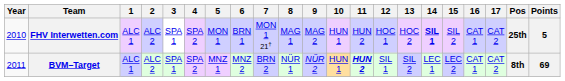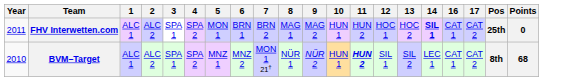- column: (453, 11)
(16, 35) 2010 -> (16, 30) 2011
(266, 35) MON 1 21† -> (266, 30) BRN 2
(544, 35) 5 -> (523, 30) 0
(16, 64) 2011 -> (16, 59) 2010
(266, 64) BRN 2 -> (266, 59) MON 1 21†
(544, 64) 69 -> (523, 59) 68
